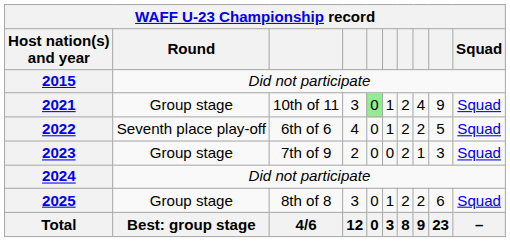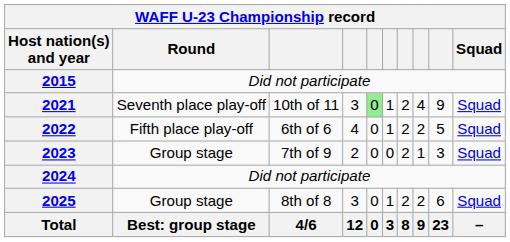(191, 105) Group stage -> (191, 105) Seventh place play-off
(191, 129) Seventh place play-off -> (191, 129) Fifth place play-off
